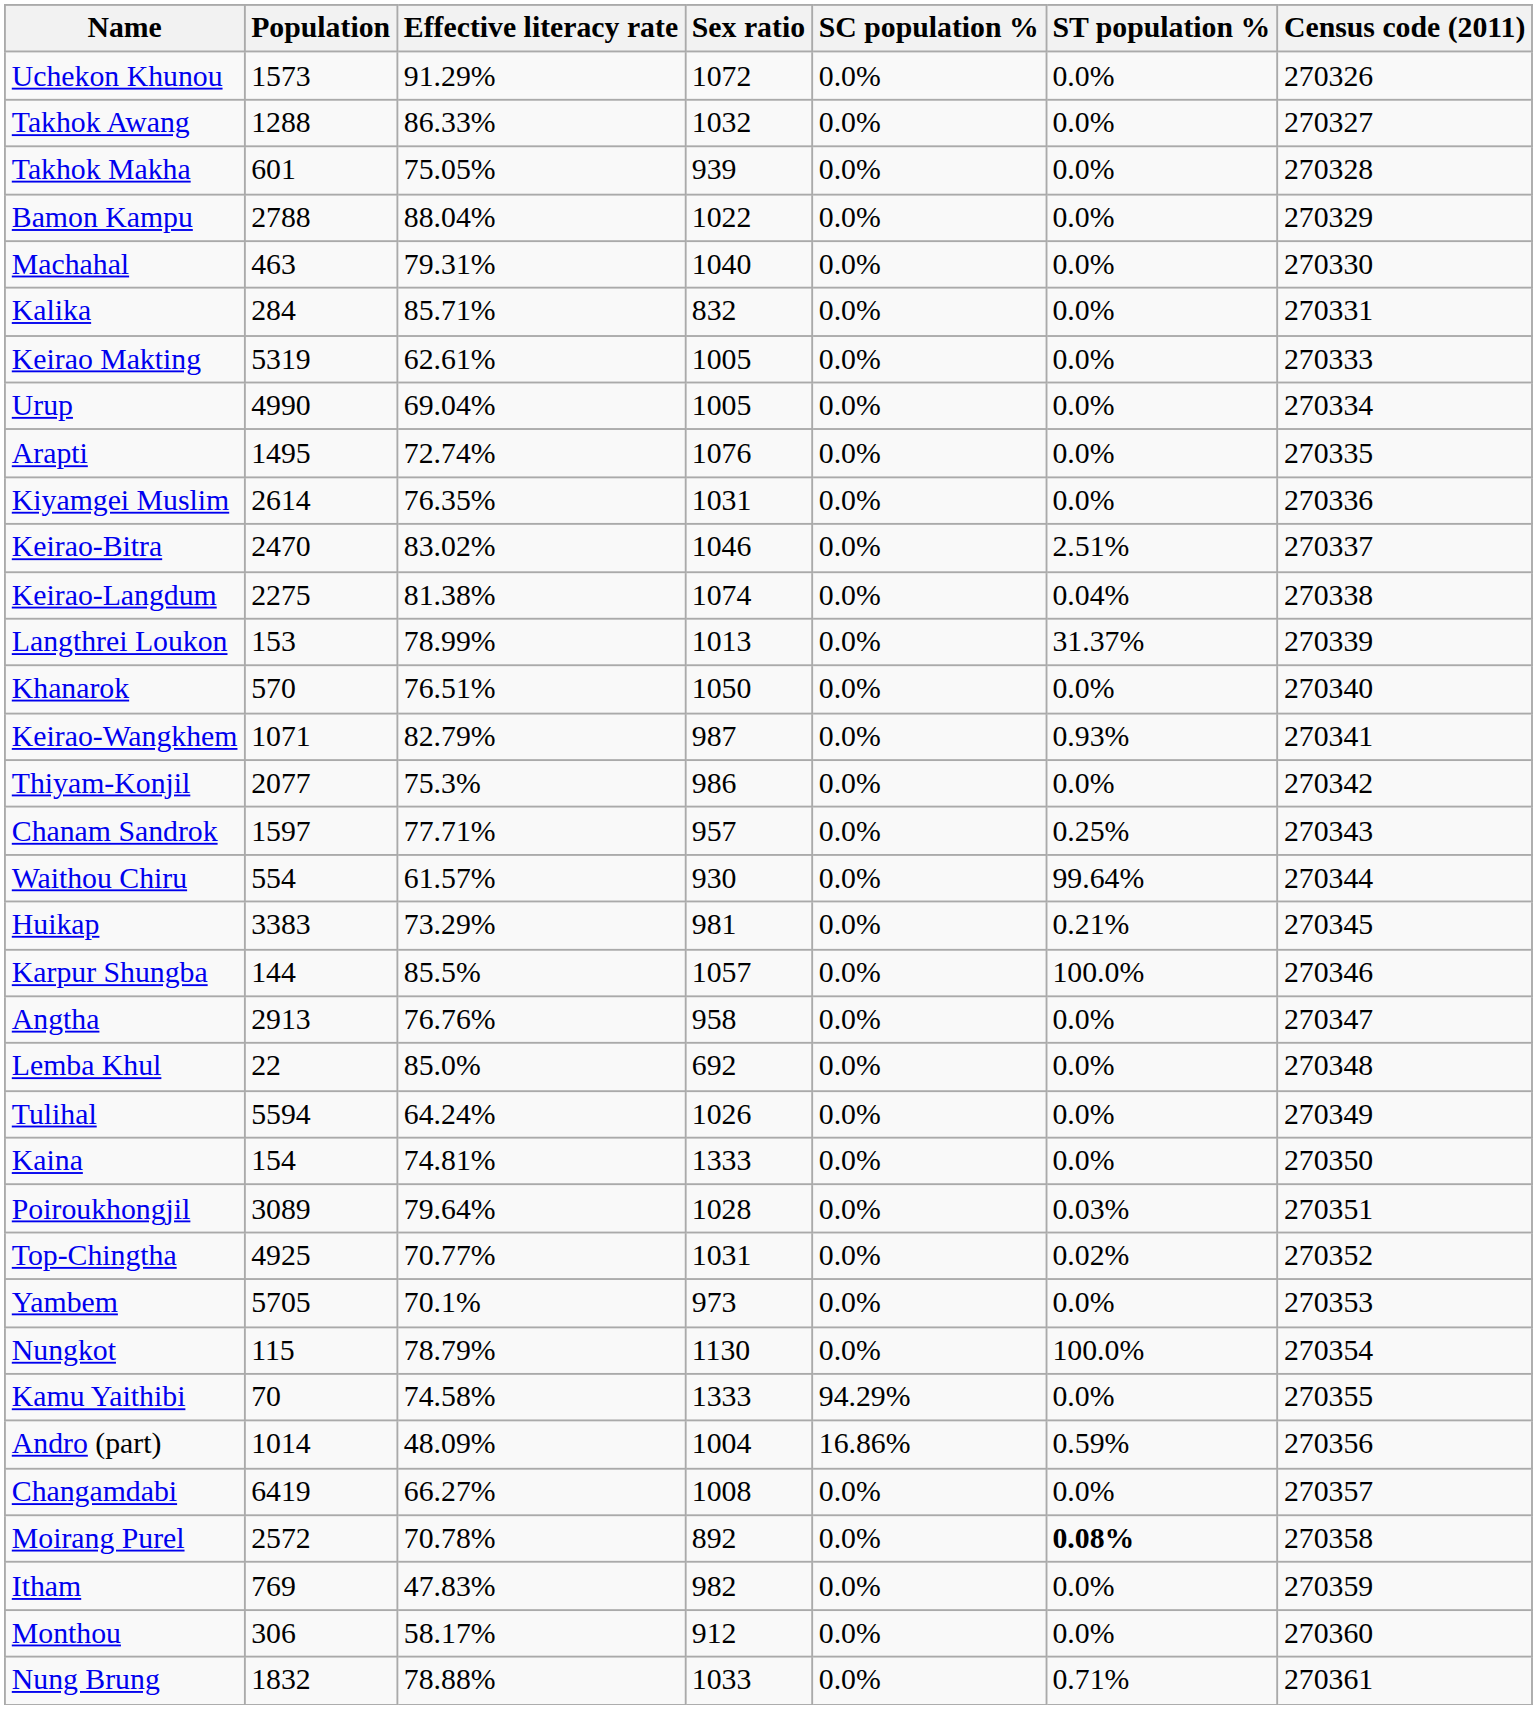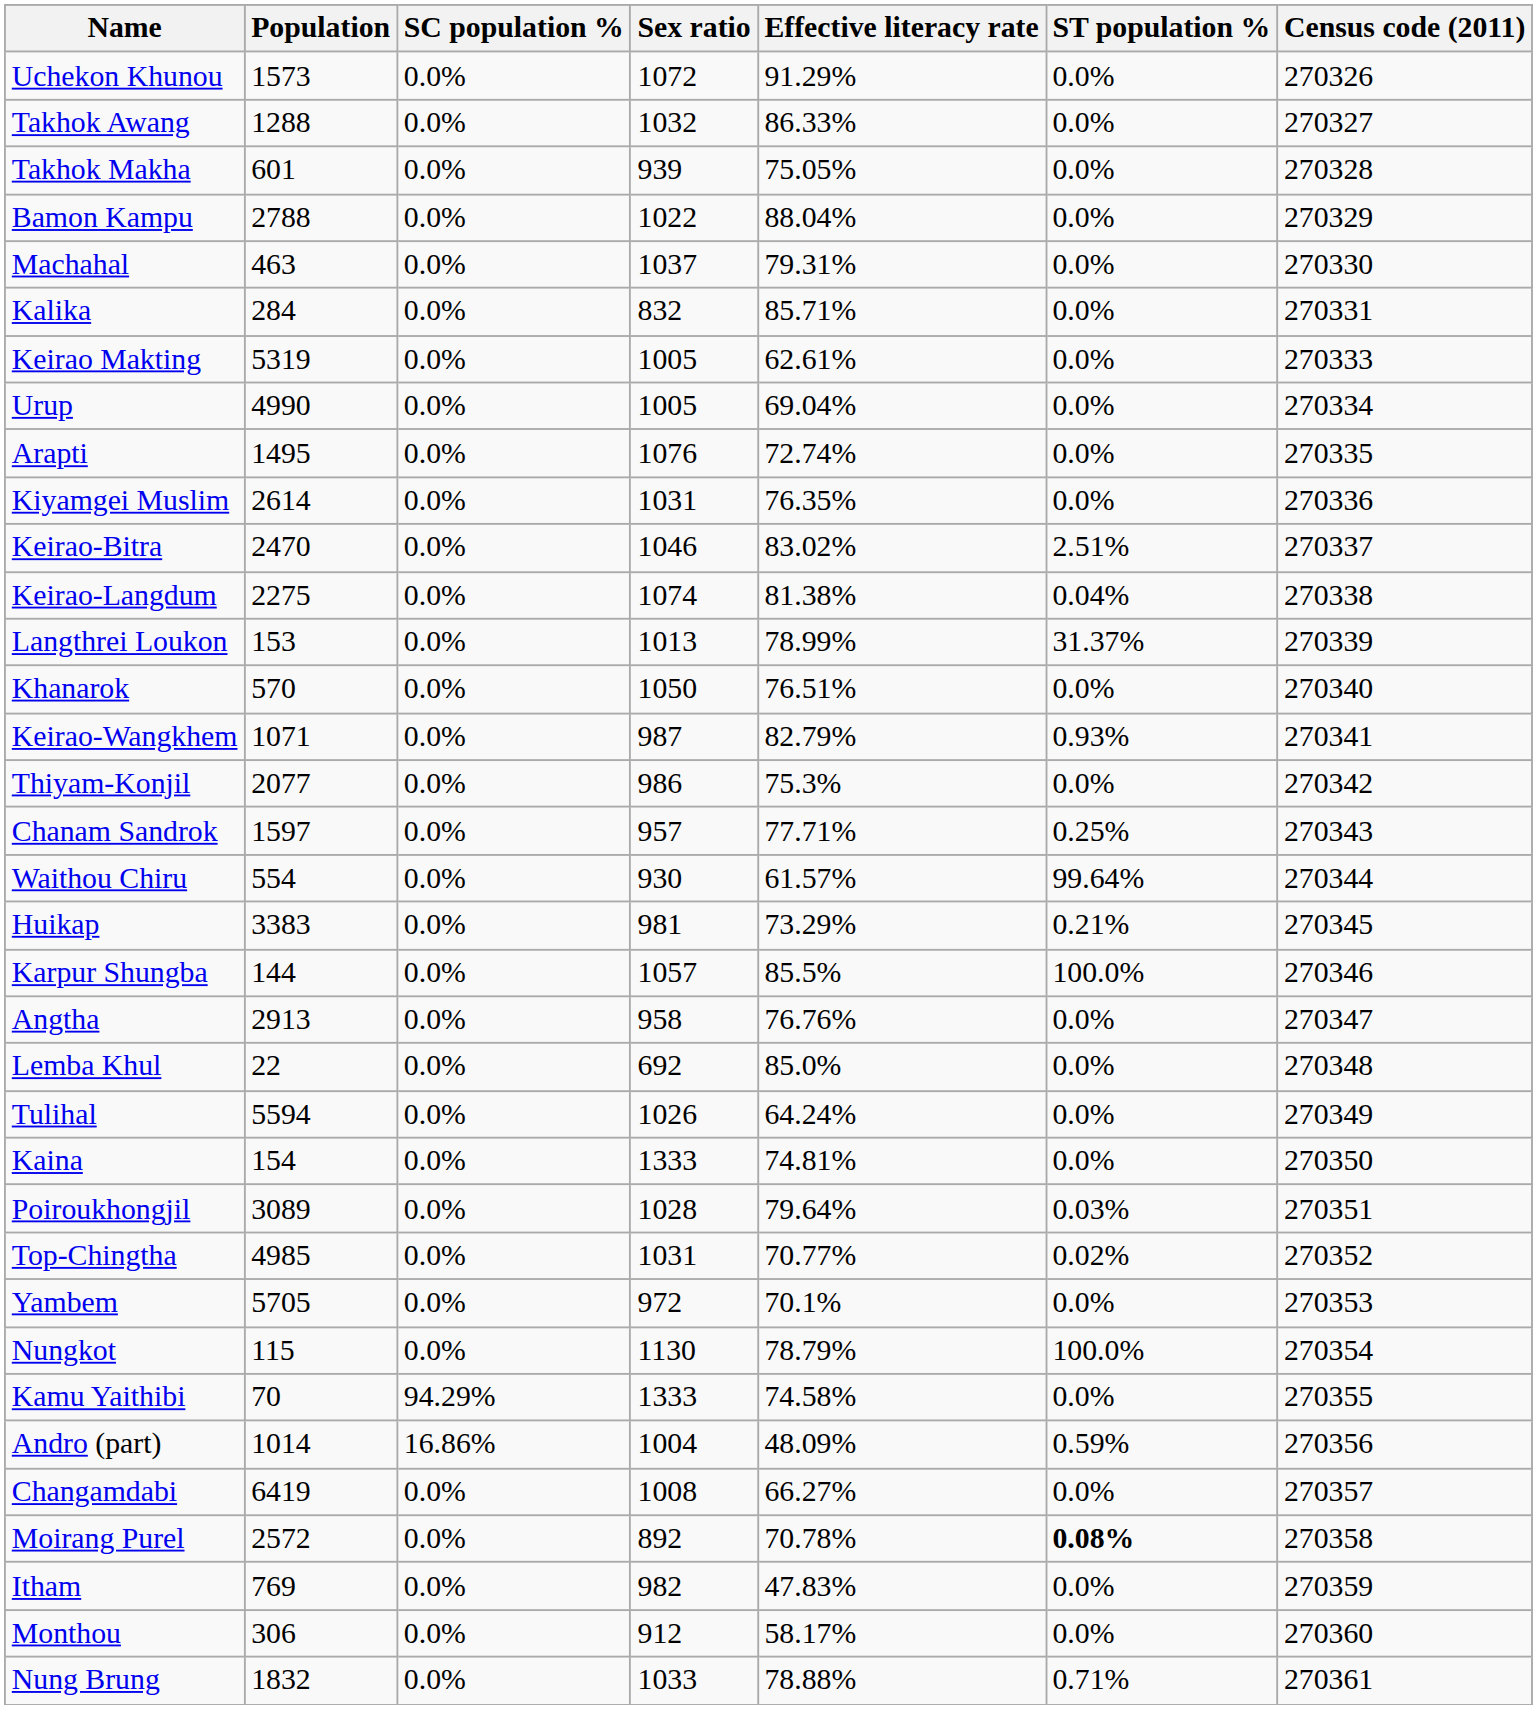columns swapped: (541, 28) <-> (929, 28)
(722, 264) 1040 -> (667, 264) 1037
(281, 1255) 4925 -> (281, 1255) 4985
(714, 1302) 973 -> (660, 1302) 972
